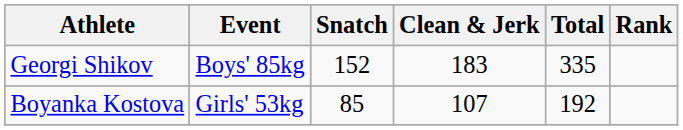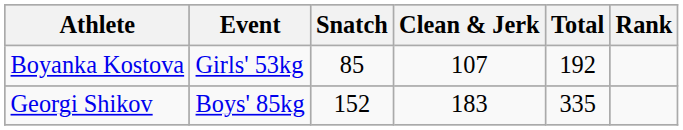rows swapped: (82, 65) <-> (97, 105)
